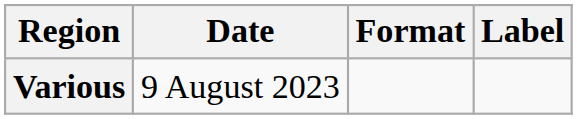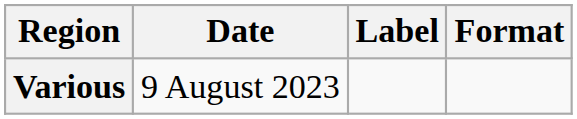columns swapped: (410, 31) <-> (523, 31)
